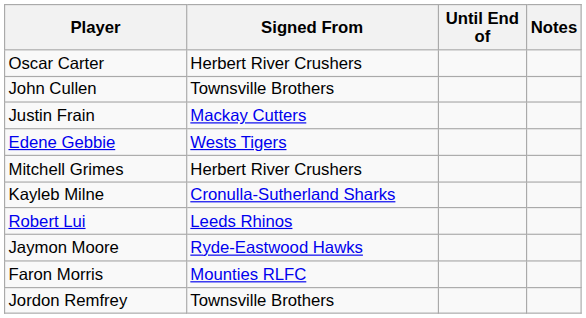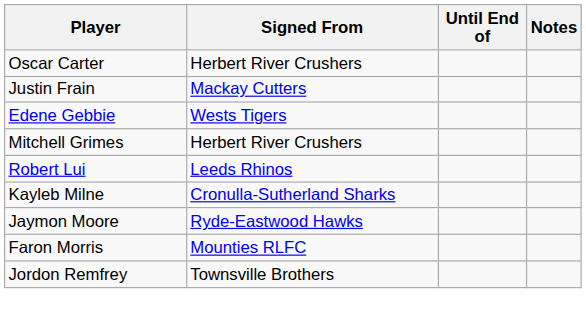- row: (53, 90)
rows swapped: (47, 221) <-> (56, 195)
